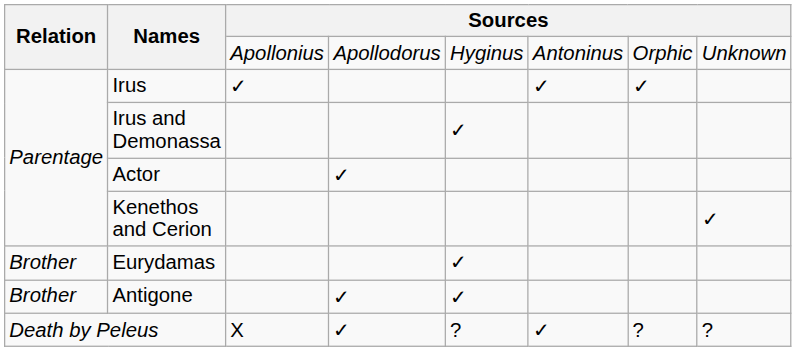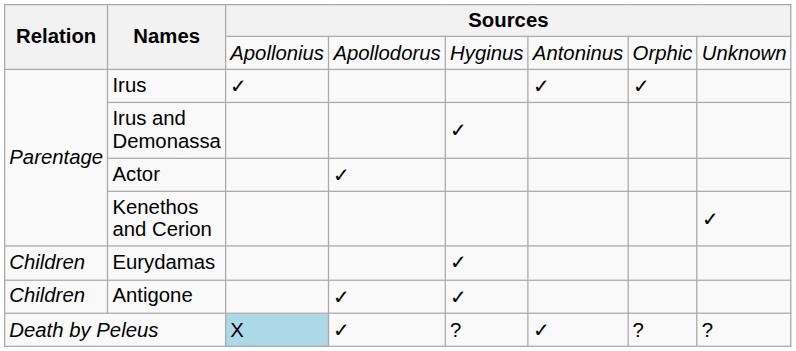(43, 262) Brother -> (47, 262) Children
(43, 296) Brother -> (47, 296) Children
(237, 329) no background -> (237, 329) lightblue background
